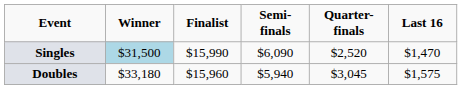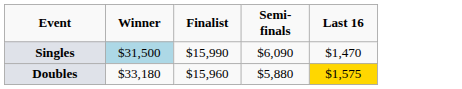- column: (349, 23)
(275, 74) $5,940 -> (275, 74) $5,880
(422, 74) no background -> (343, 74) gold background
